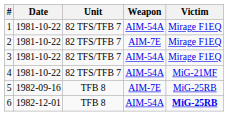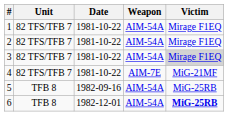columns swapped: (38, 12) <-> (93, 12)
(145, 42) AIM-7E -> (145, 42) AIM-54A
(195, 57) no background -> (195, 57) lightgrey background
(145, 73) AIM-54A -> (145, 73) AIM-7E
(145, 88) AIM-7E -> (145, 88) AIM-54A
